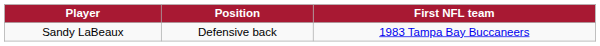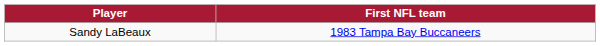- column: (237, 13)
